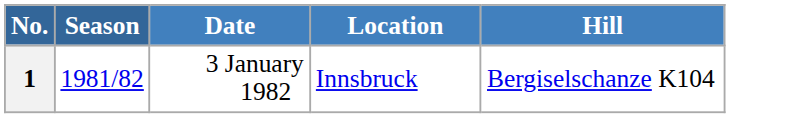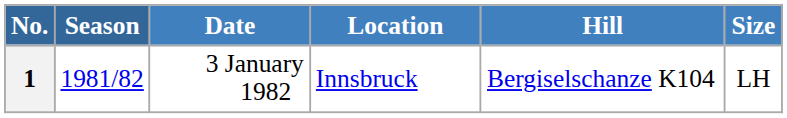+ column: (753, 25)
